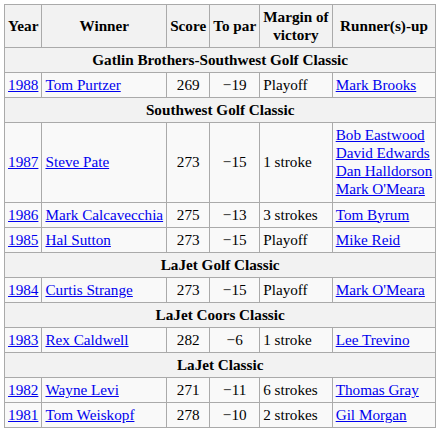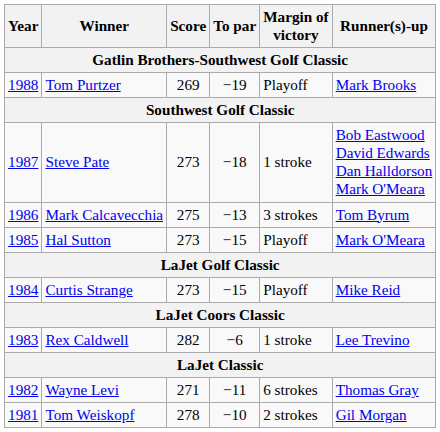(235, 162) −15 -> (235, 162) −18
(368, 239) Mike Reid -> (380, 239) Mark O'Meara
(380, 289) Mark O'Meara -> (368, 289) Mike Reid
